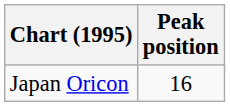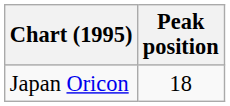(181, 82) 16 -> (181, 82) 18
